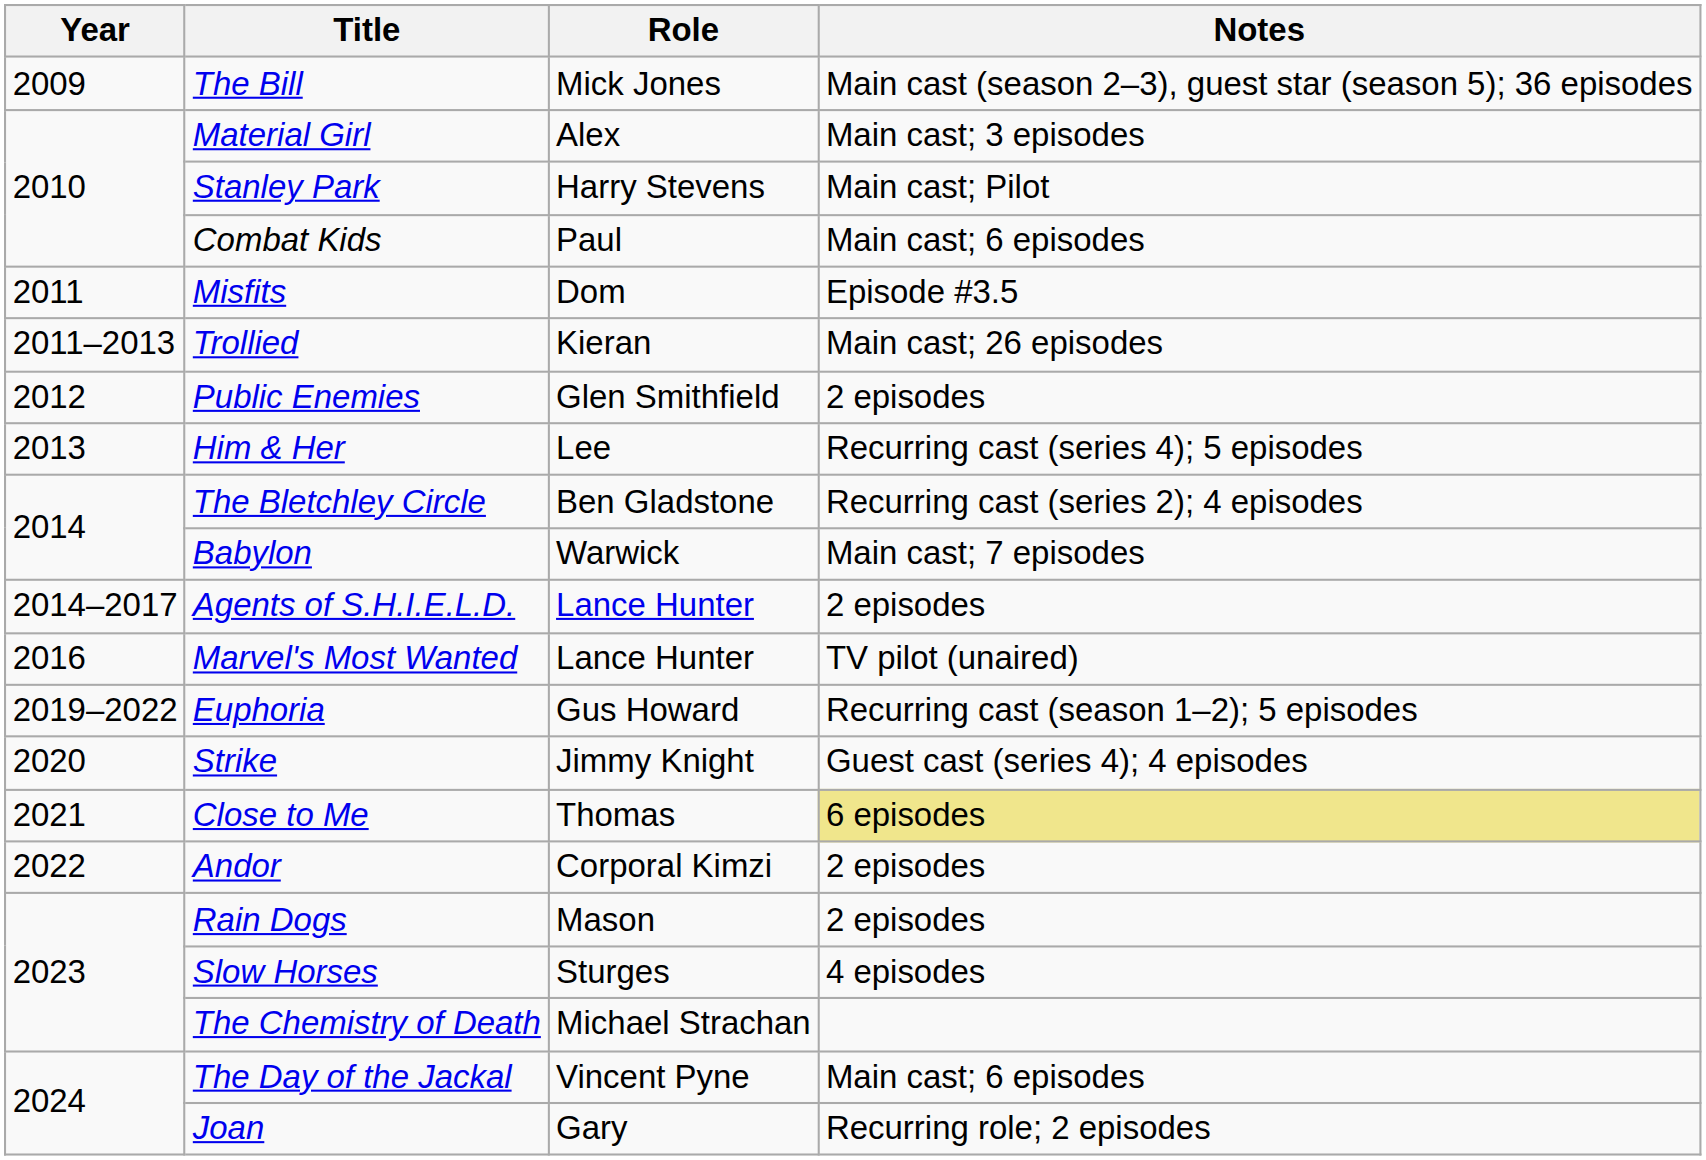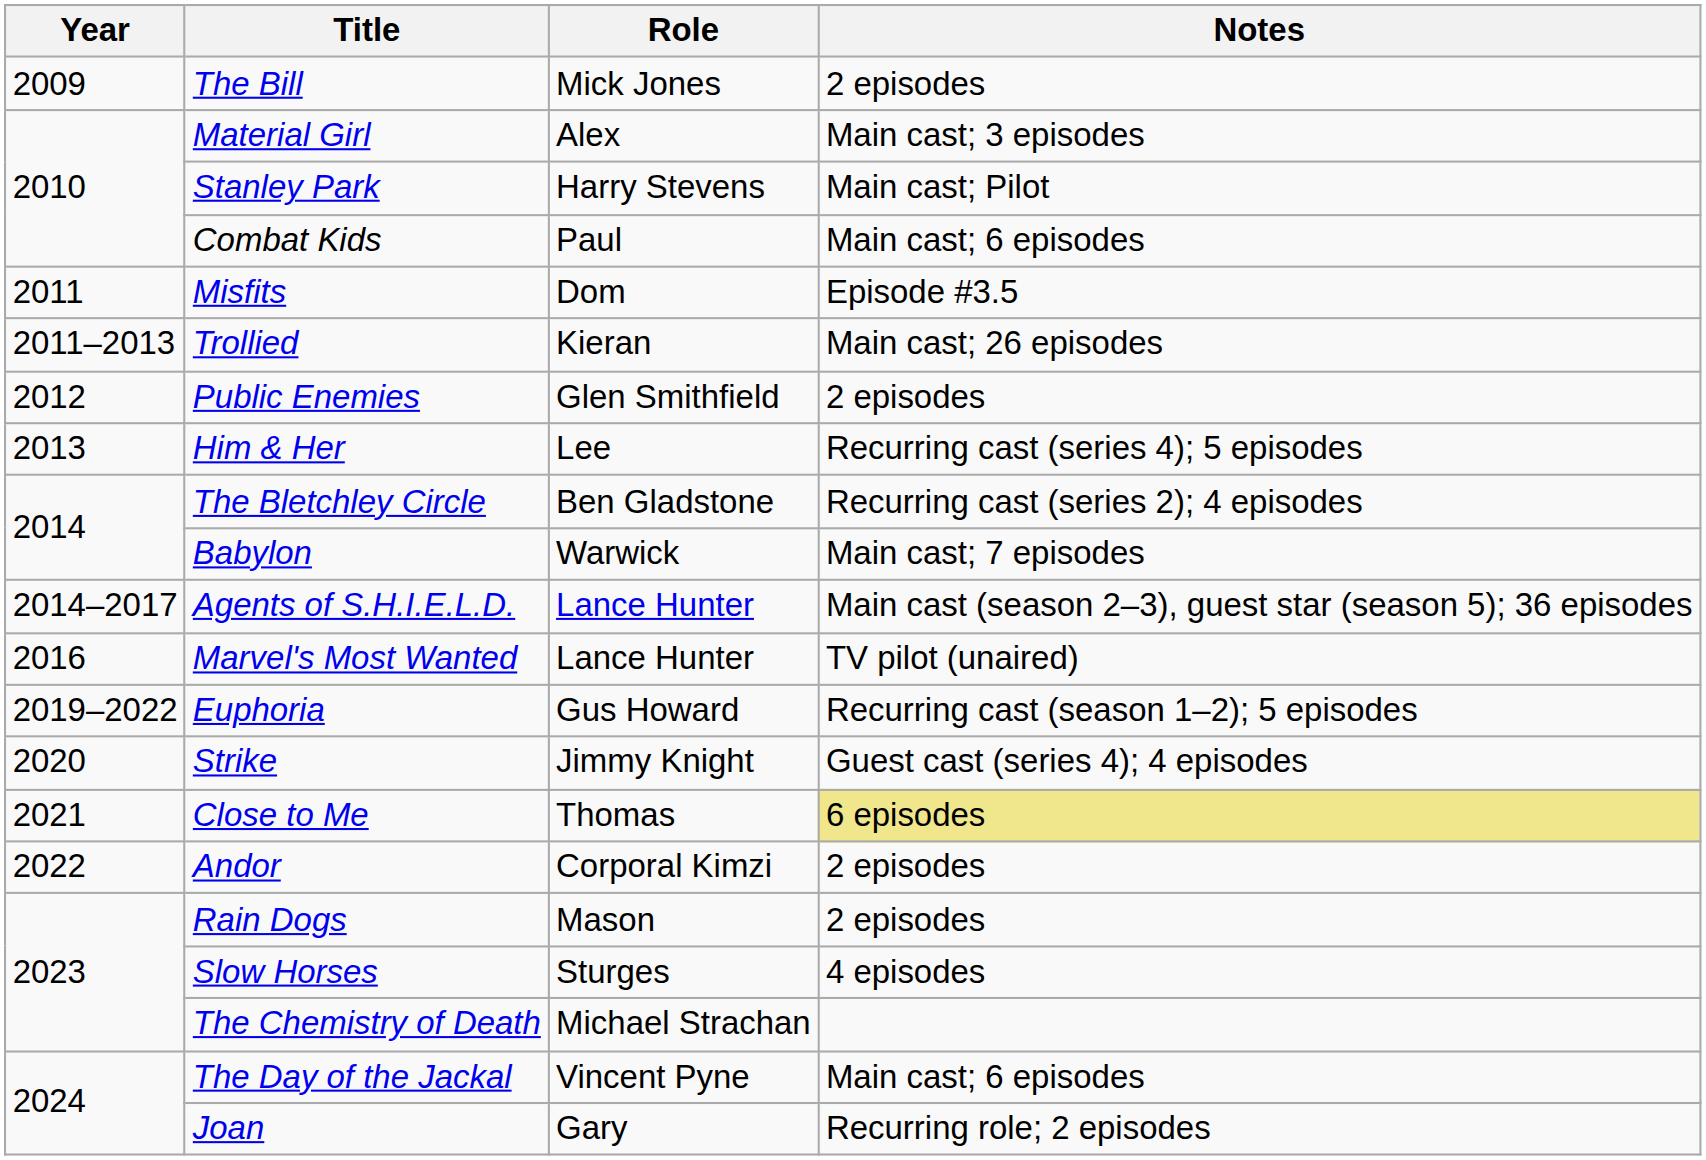(1259, 82) Main cast (season 2–3), guest star (season 5); 36 episodes -> (906, 82) 2 episodes
(906, 605) 2 episodes -> (1259, 605) Main cast (season 2–3), guest star (season 5); 36 episodes
